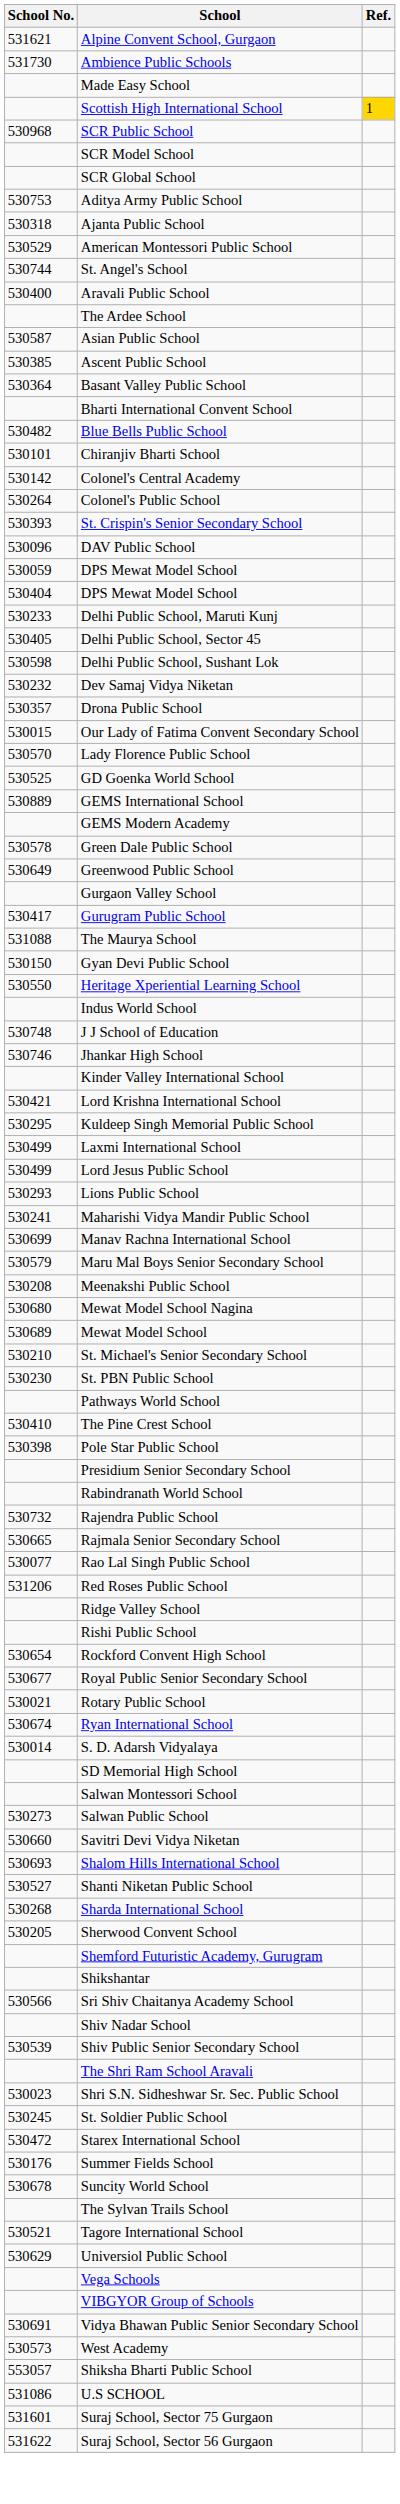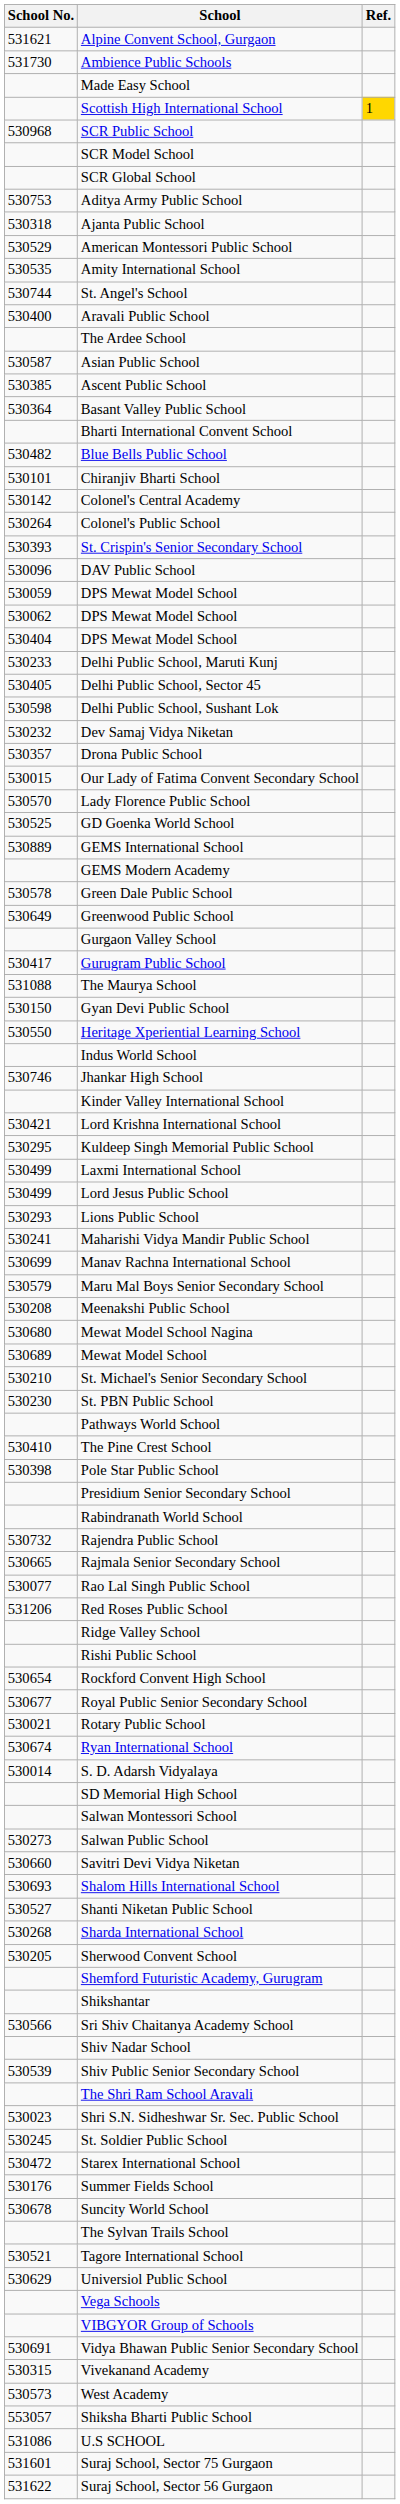+ row: (30, 270)
+ row: (30, 616)
- row: (30, 1032)
+ row: (30, 2371)
